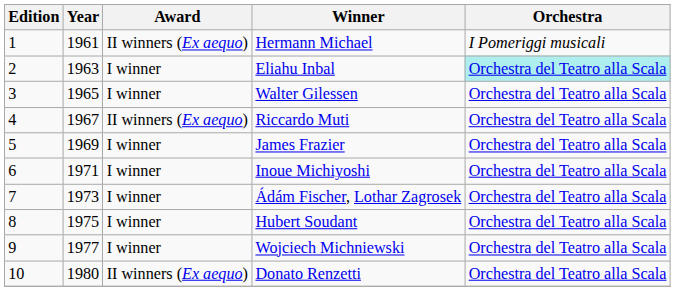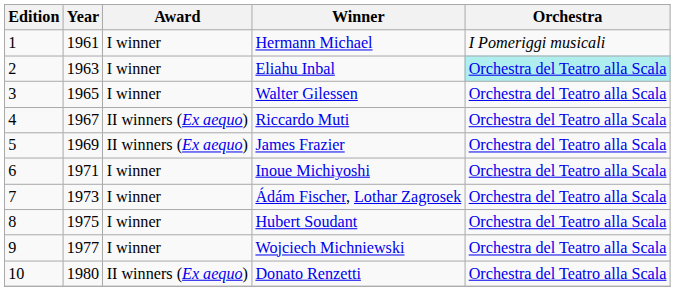(177, 42) II winners (Ex aequo) -> (134, 42) I winner
(134, 145) I winner -> (177, 145) II winners (Ex aequo)
